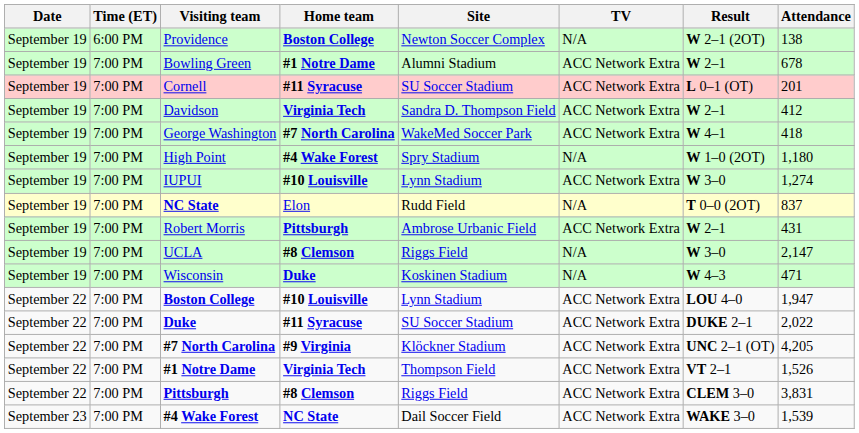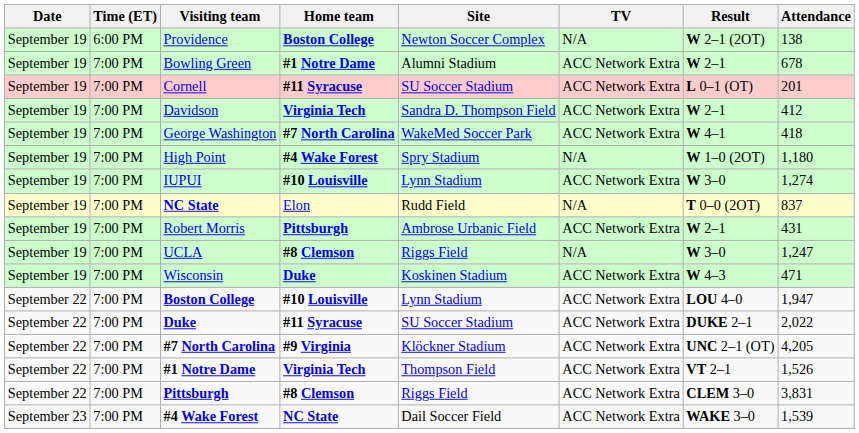(797, 252) 2,147 -> (797, 252) 1,247
(575, 275) N/A -> (621, 275) ACC Network Extra
